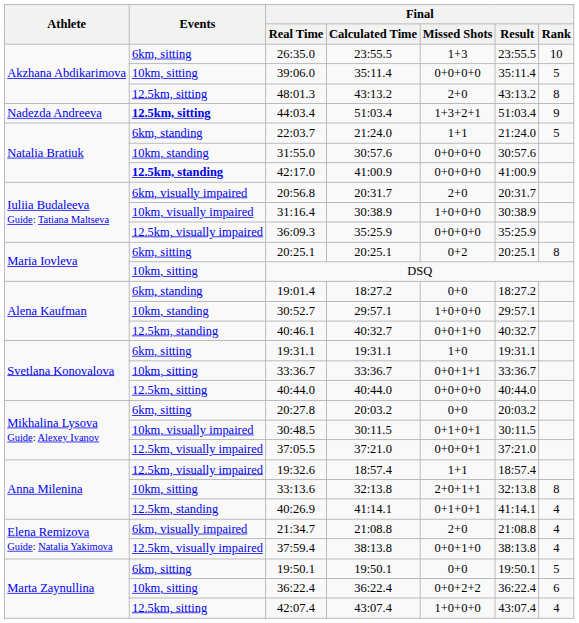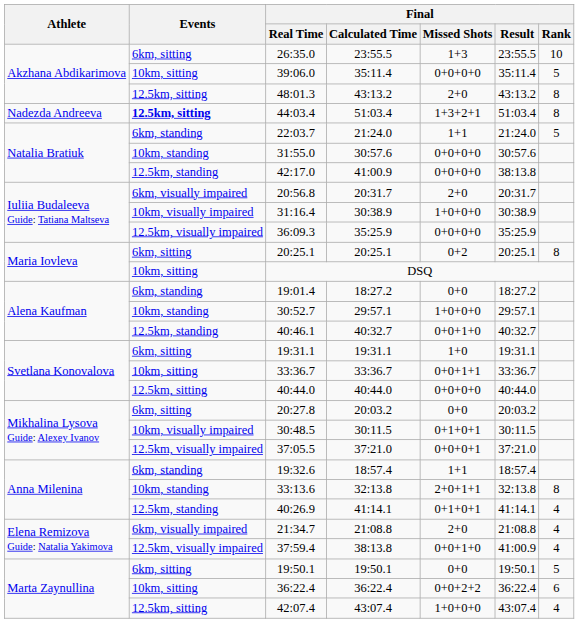(556, 113) 9 -> (556, 113) 8
(177, 172) bold -> (175, 172) normal
(517, 172) 41:00.9 -> (517, 172) 38:13.8
(197, 469) 12.5km, visually impaired -> (167, 469) 6km, standing
(165, 489) 10km, sitting -> (170, 489) 10km, standing
(517, 548) 38:13.8 -> (517, 548) 41:00.9
